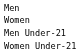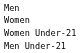rows swapped: (35, 33) <-> (40, 46)
